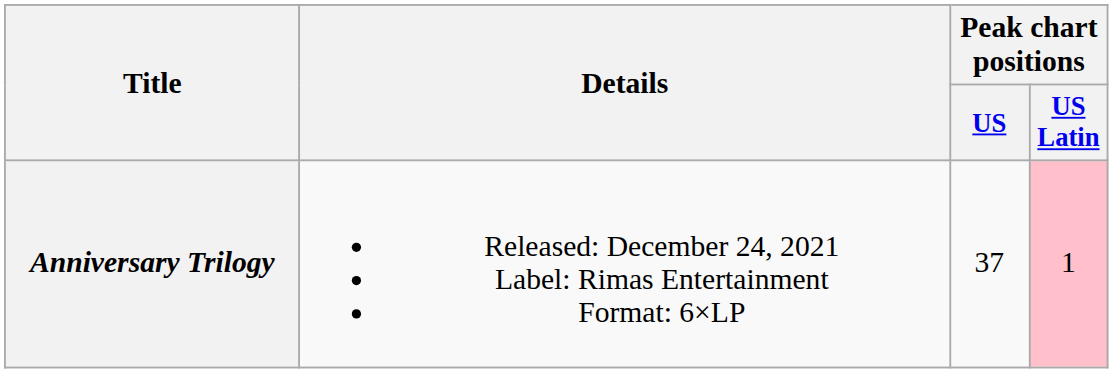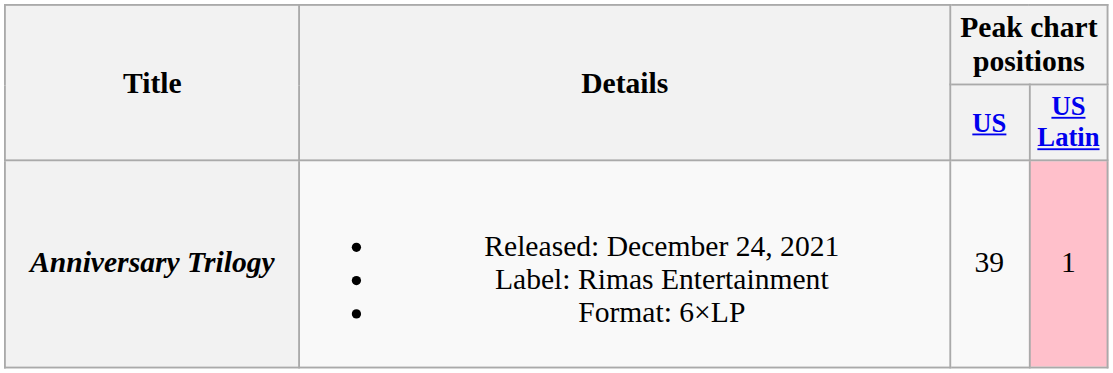(989, 263) 37 -> (989, 263) 39
